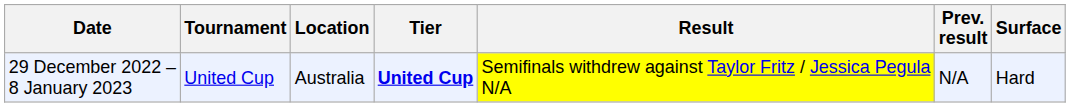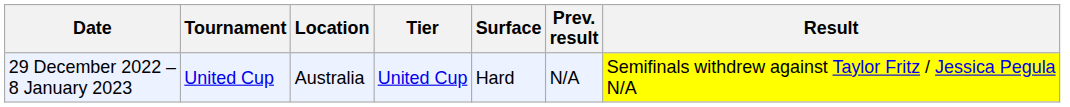columns swapped: (1029, 28) <-> (706, 28)
(426, 77) bold -> (423, 77) normal
